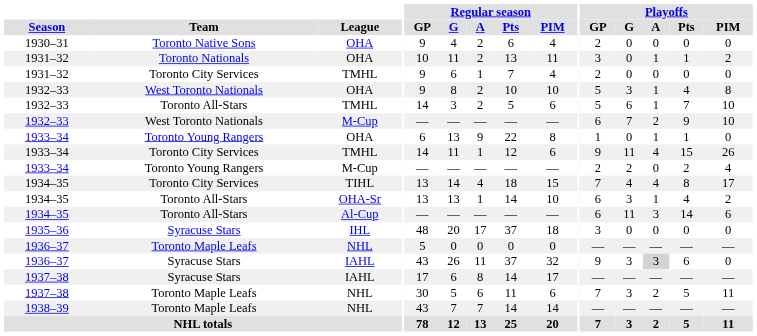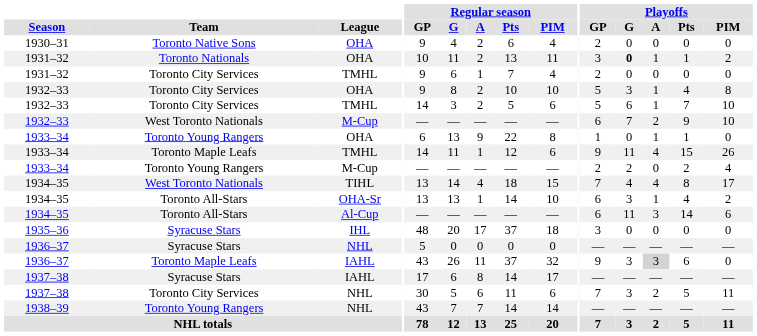(629, 58) normal -> (629, 58) bold
(204, 89) West Toronto Nationals -> (204, 89) Toronto City Services
(204, 105) Toronto All-Stars -> (204, 105) Toronto City Services
(204, 152) Toronto City Services -> (204, 152) Toronto Maple Leafs
(204, 183) Toronto City Services -> (204, 183) West Toronto Nationals
(204, 245) Toronto Maple Leafs -> (204, 245) Syracuse Stars
(204, 261) Syracuse Stars -> (204, 261) Toronto Maple Leafs
(204, 292) Toronto Maple Leafs -> (204, 292) Toronto City Services
(204, 308) Toronto Maple Leafs -> (204, 308) Toronto Young Rangers
